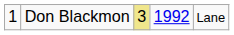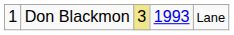(172, 17) 1992 -> (172, 17) 1993
